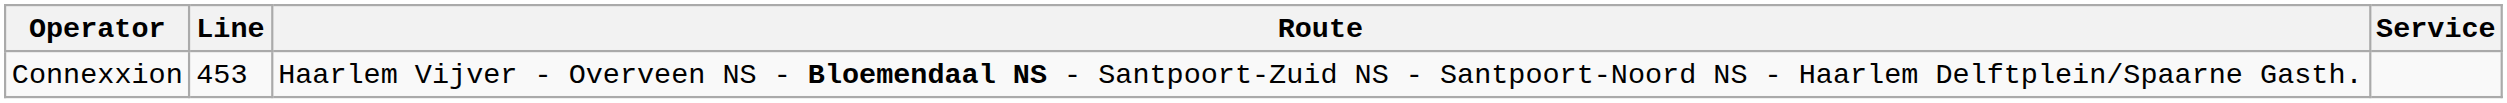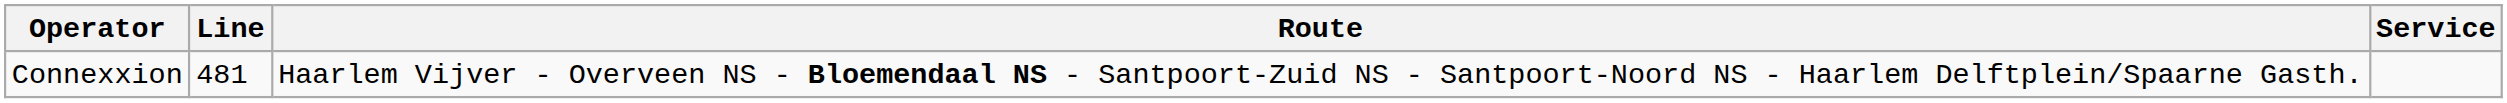(222, 75) 453 -> (222, 75) 481
